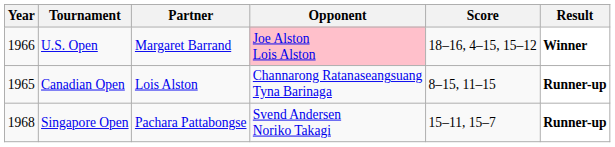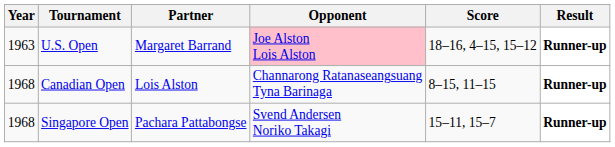(21, 46) 1966 -> (21, 46) 1963
(565, 46) Winner -> (575, 46) Runner-up
(21, 84) 1965 -> (21, 84) 1968
